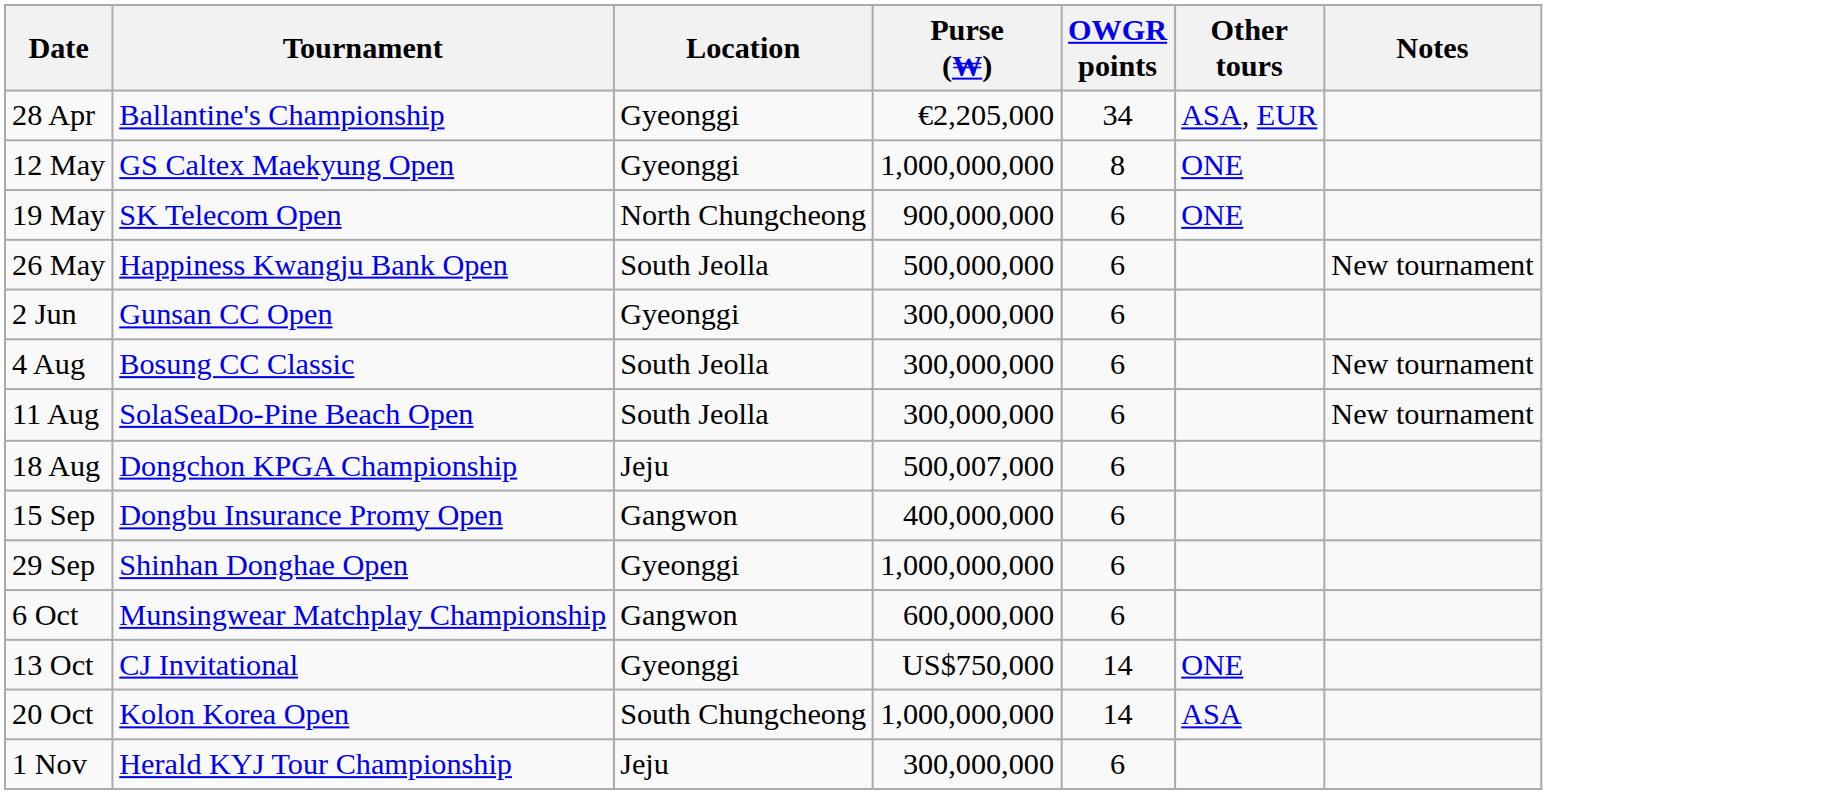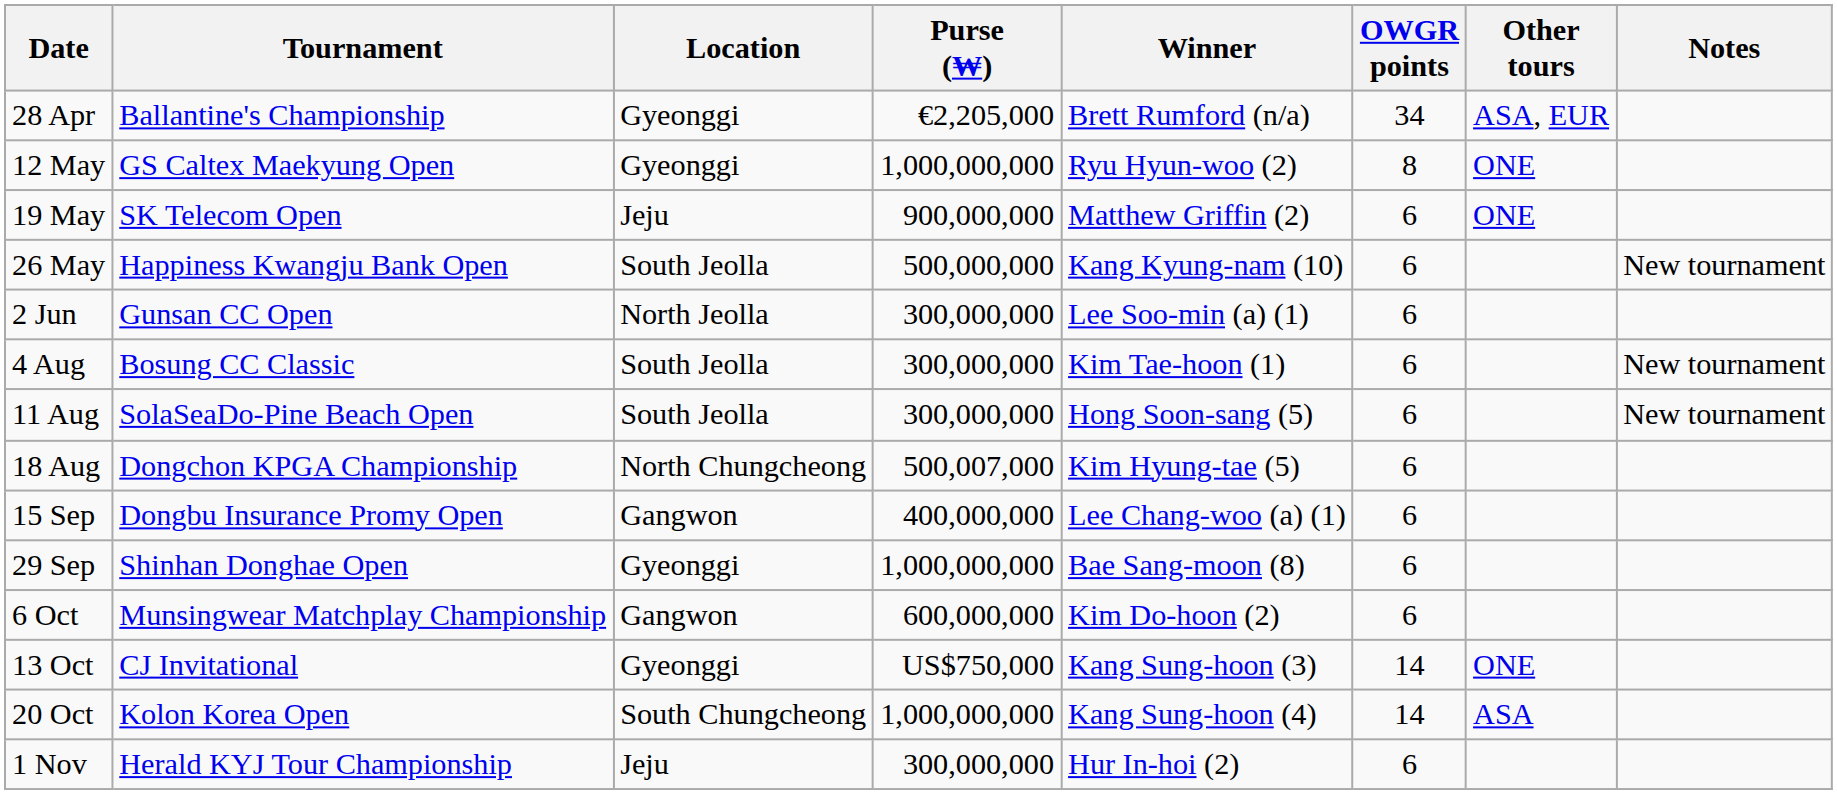+ column: (1207, 47)
(743, 215) North Chungcheong -> (645, 215) Jeju
(680, 314) Gyeonggi -> (694, 314) North Jeolla
(645, 464) Jeju -> (743, 464) North Chungcheong
